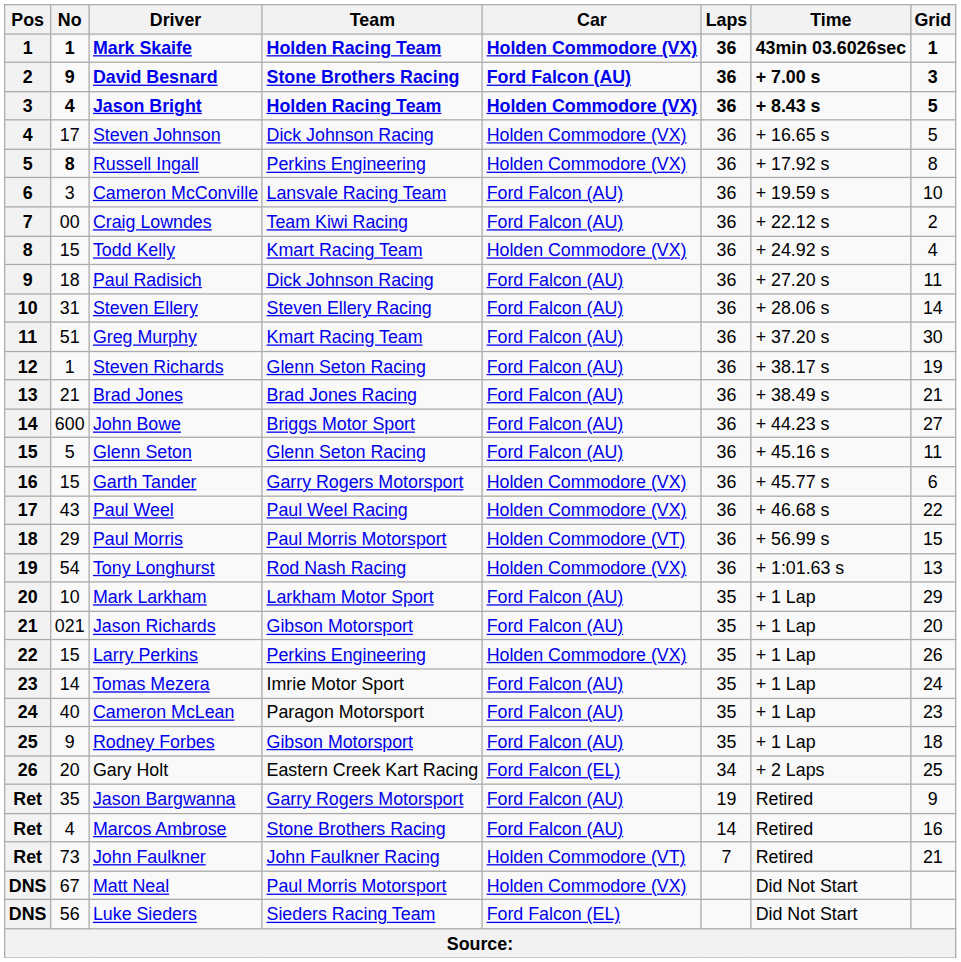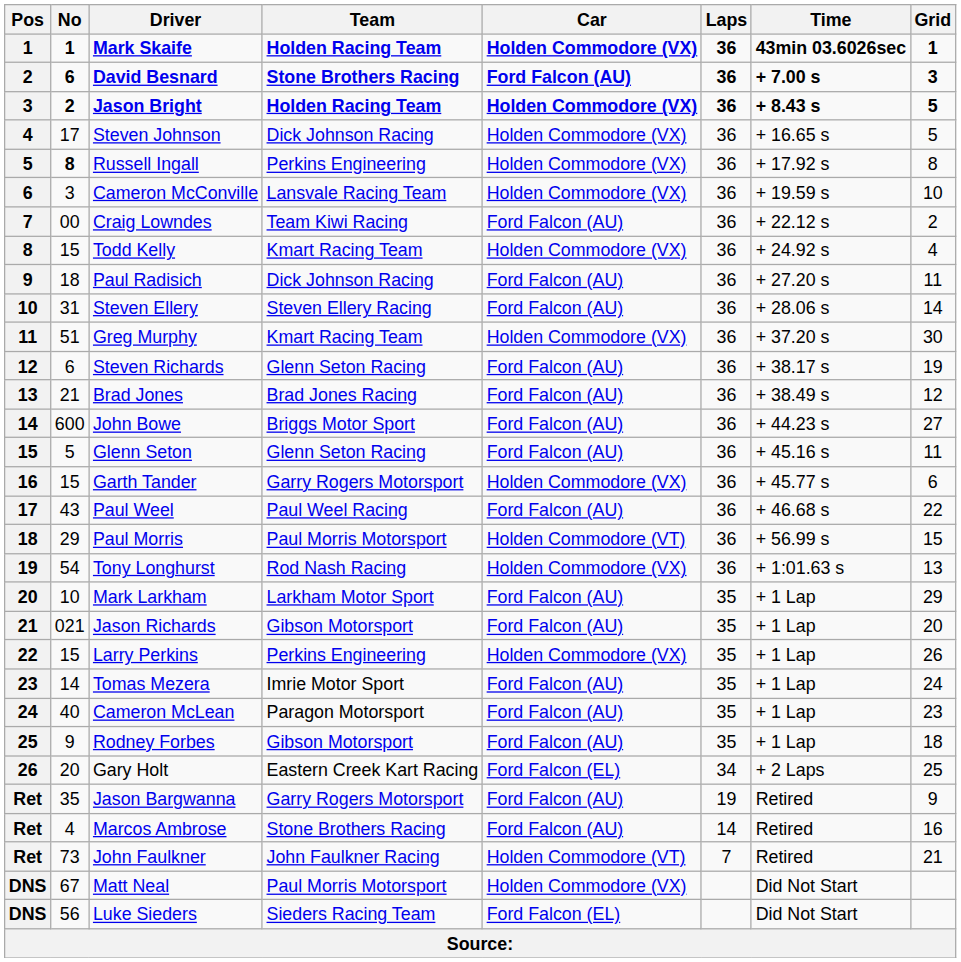(70, 77) 9 -> (70, 77) 6
(70, 106) 4 -> (70, 106) 2
(555, 192) Ford Falcon (AU) -> (587, 192) Holden Commodore (VX)
(555, 337) Ford Falcon (AU) -> (587, 337) Holden Commodore (VX)
(70, 366) 1 -> (70, 366) 6
(933, 394) 21 -> (933, 394) 12
(587, 510) Holden Commodore (VX) -> (555, 510) Ford Falcon (AU)
